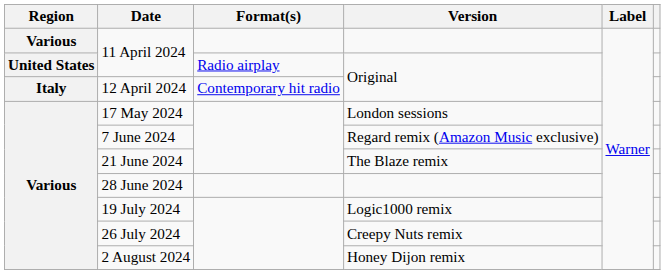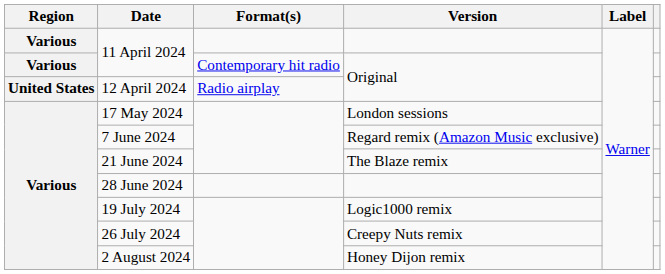(51, 64) United States -> (51, 64) Various
(238, 64) Radio airplay -> (269, 64) Contemporary hit radio
(51, 88) Italy -> (51, 88) United States
(269, 88) Contemporary hit radio -> (238, 88) Radio airplay
